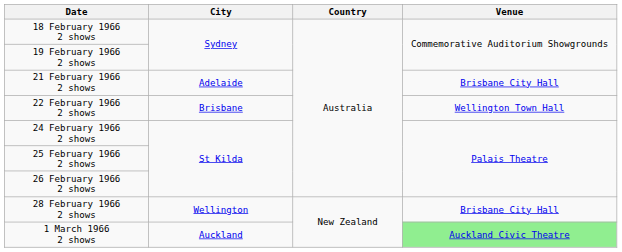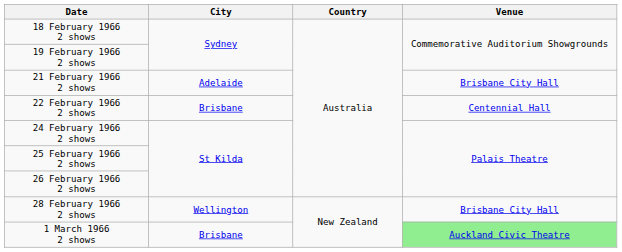(510, 108) Wellington Town Hall -> (510, 108) Centennial Hall
(221, 234) Auckland -> (221, 234) Brisbane
